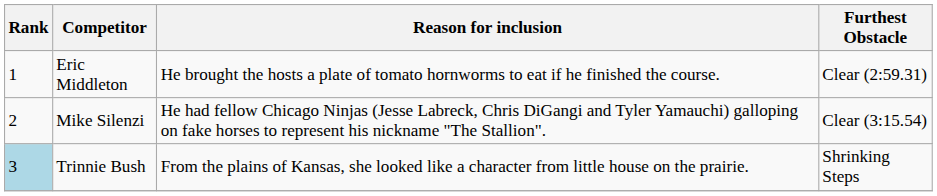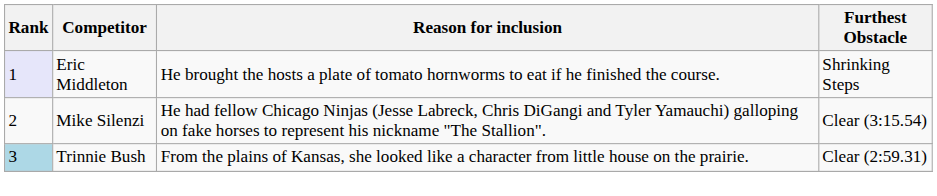(13, 74) no background -> (13, 74) lavender background
(875, 74) Clear (2:59.31) -> (856, 74) Shrinking Steps
(856, 166) Shrinking Steps -> (875, 157) Clear (2:59.31)
